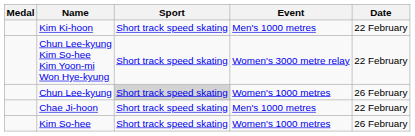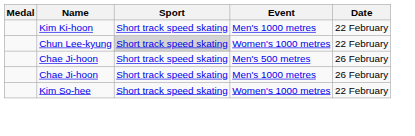- row: (75, 60)
(381, 92) 26 February -> (362, 44) 22 February
+ row: (69, 59)
(381, 108) 22 February -> (362, 75) 26 February
(381, 124) 26 February -> (362, 91) 22 February
